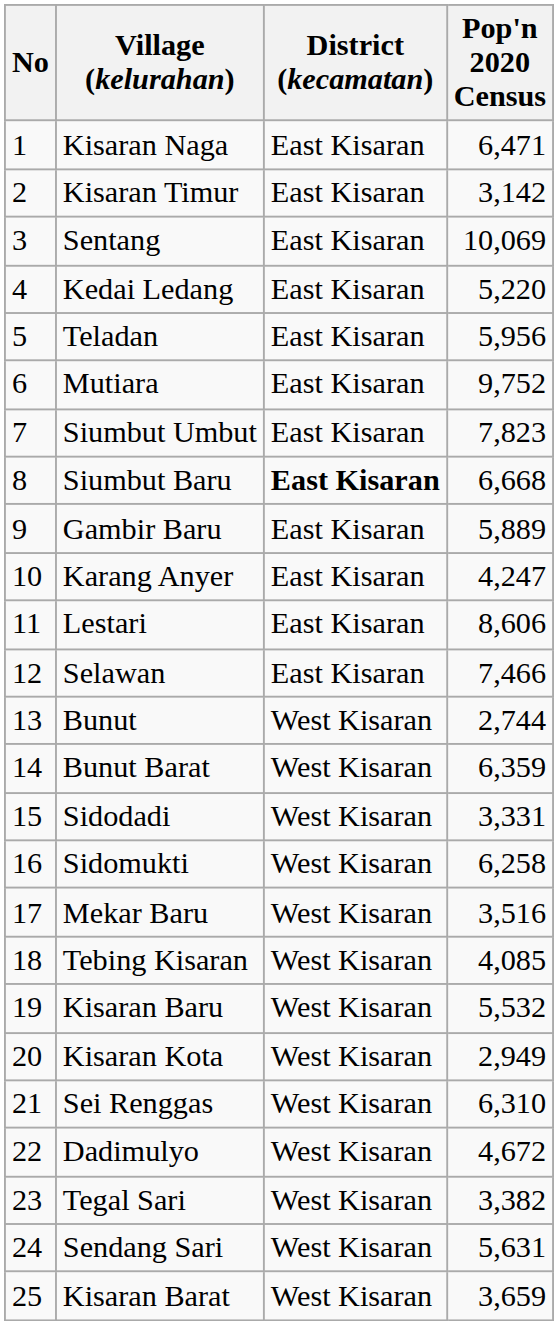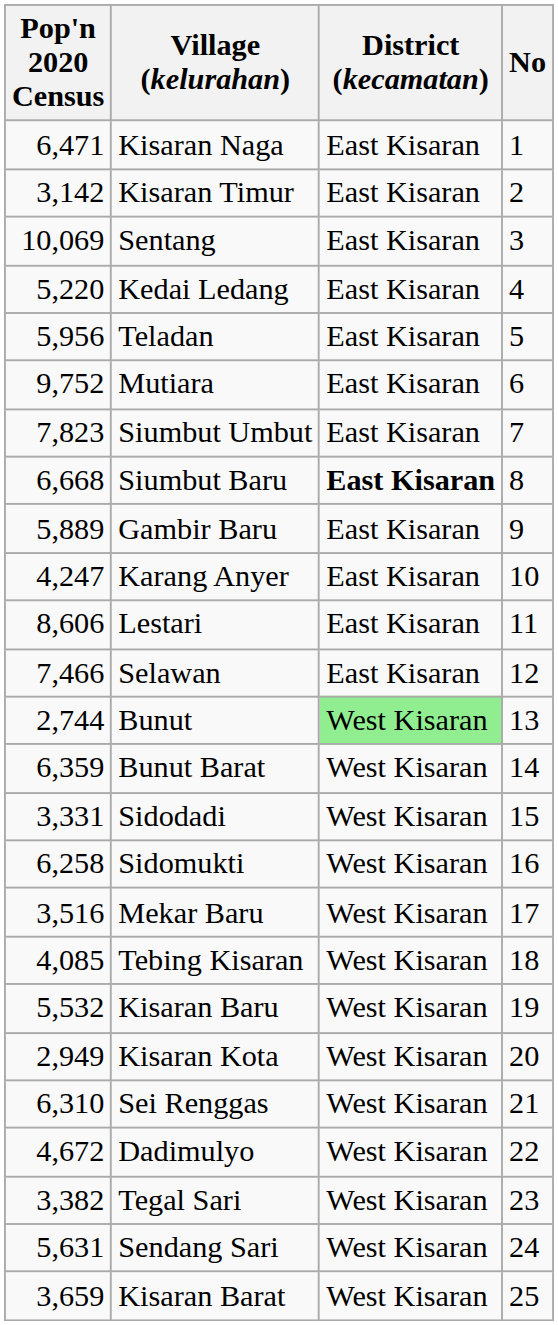columns swapped: (30, 62) <-> (500, 62)
(352, 719) no background -> (407, 719) lightgreen background
